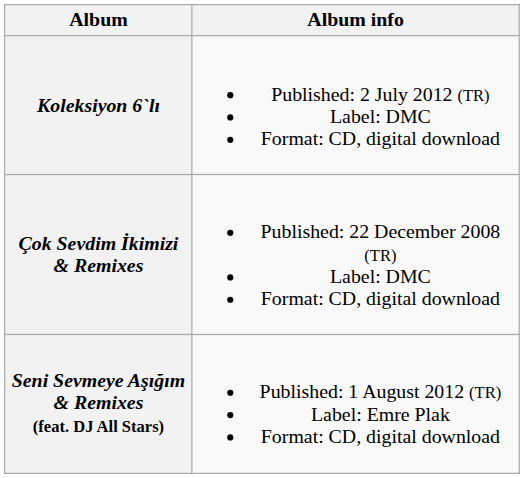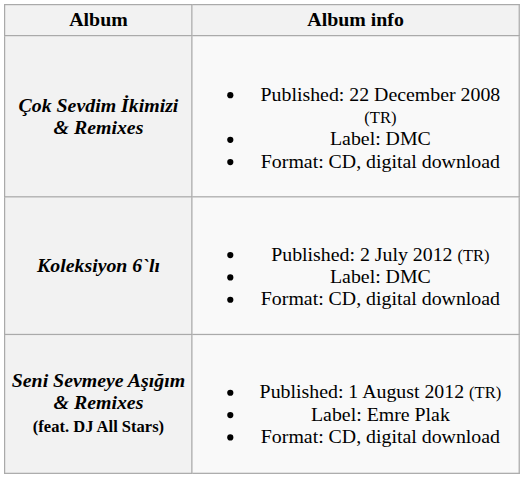rows swapped: (98, 254) <-> (98, 105)
